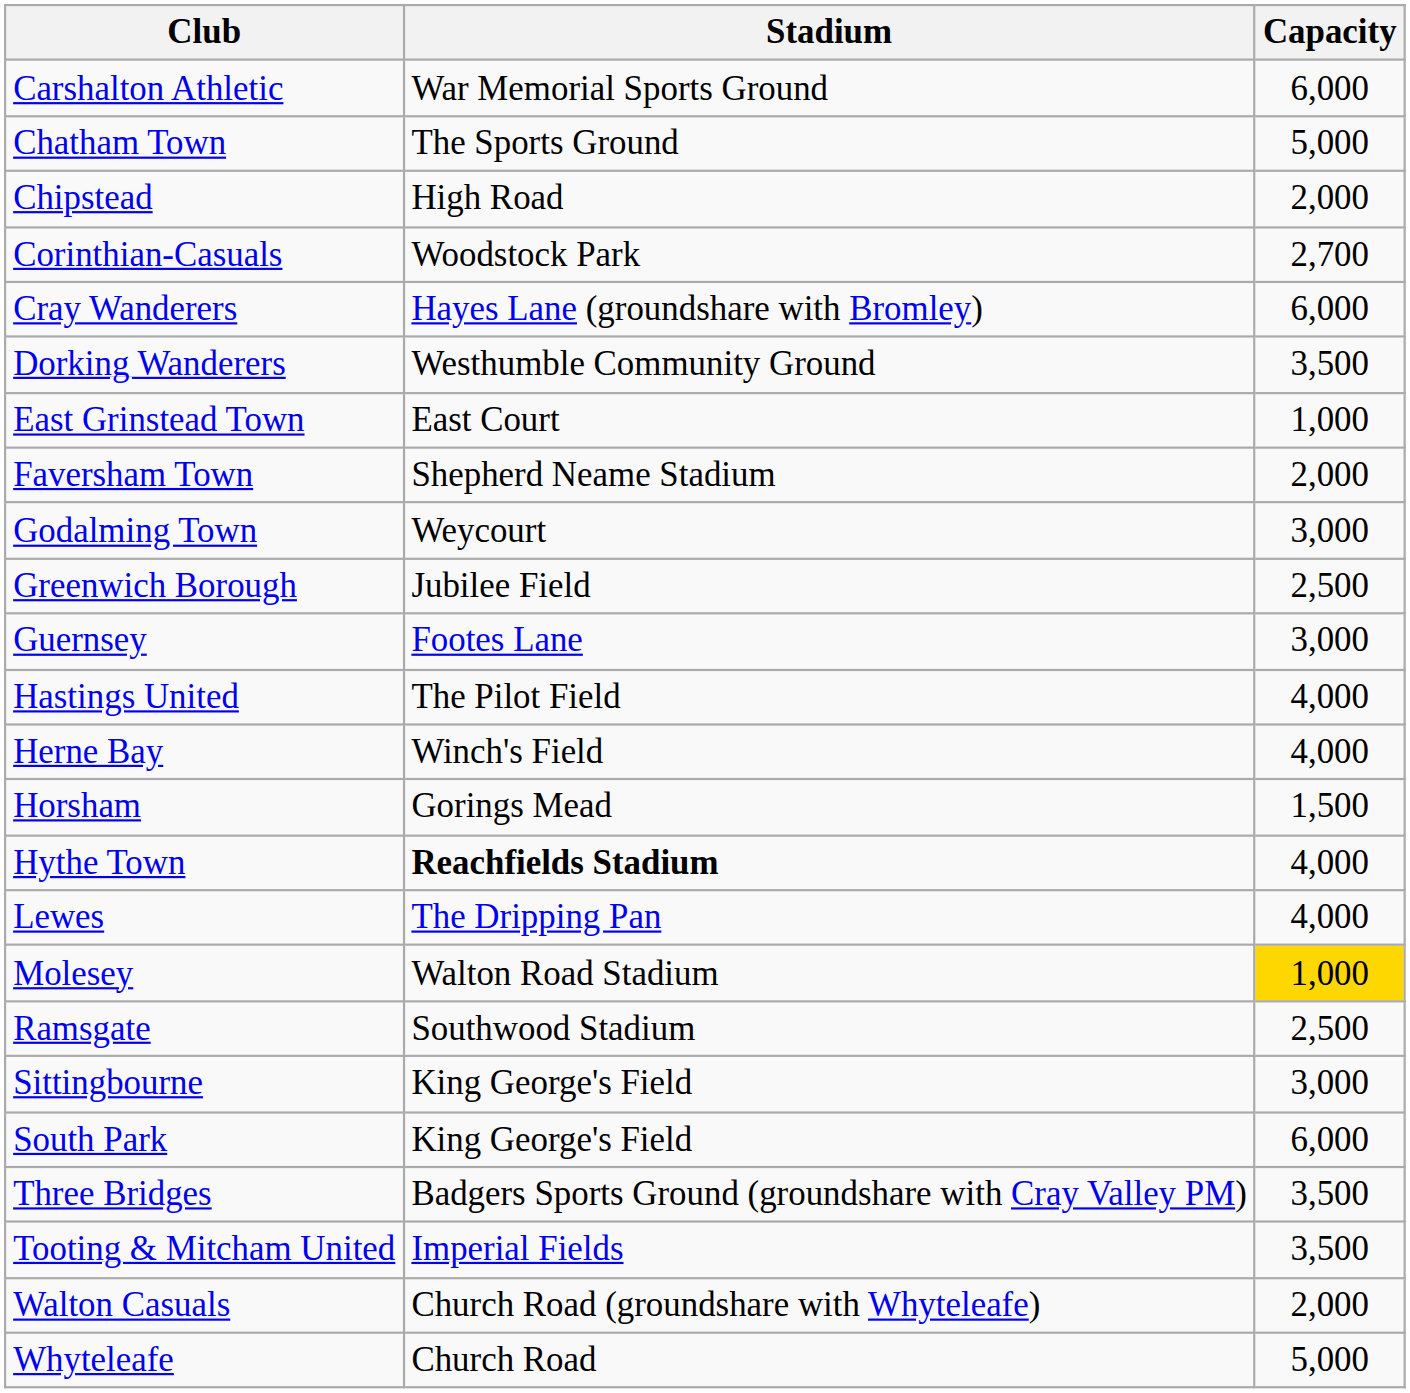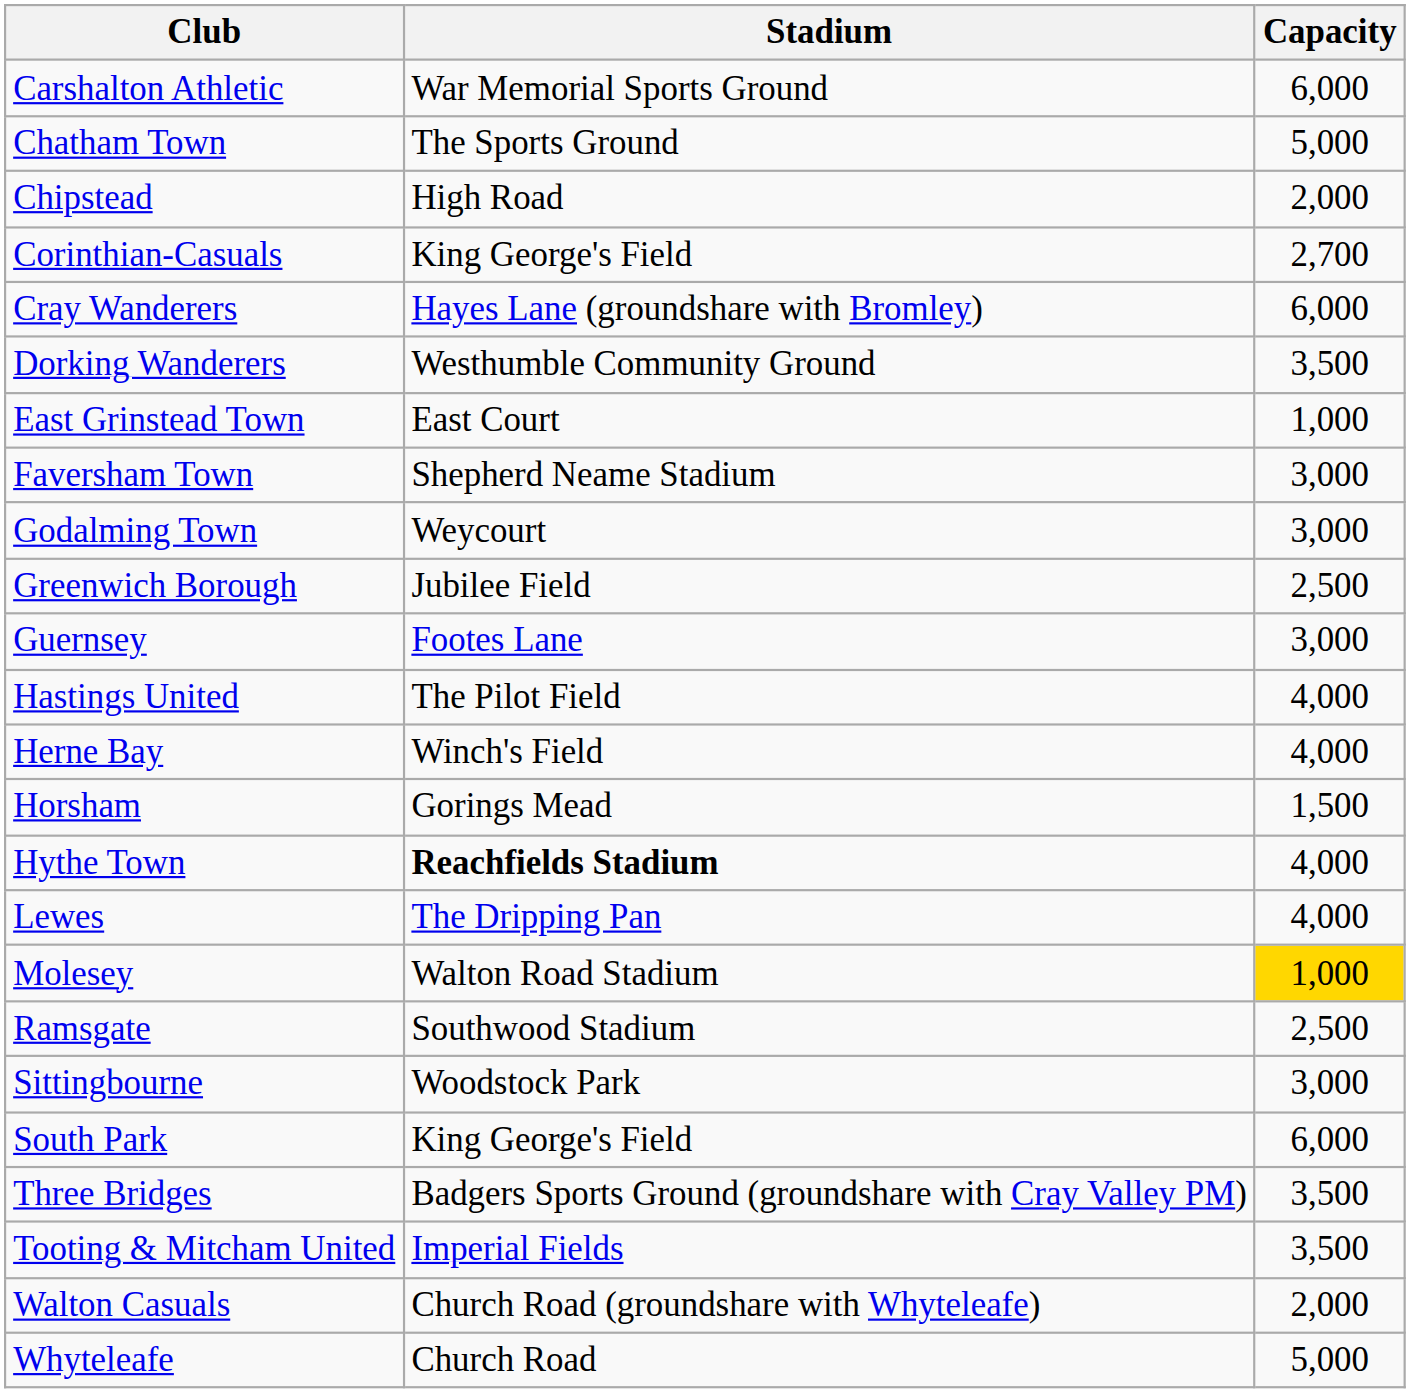(526, 253) Woodstock Park -> (552, 253) King George's Field
(1330, 474) 2,000 -> (1330, 474) 3,000
(552, 1083) King George's Field -> (526, 1083) Woodstock Park
